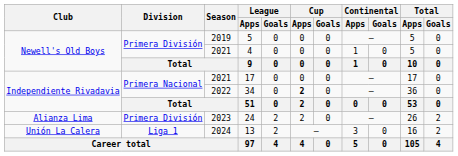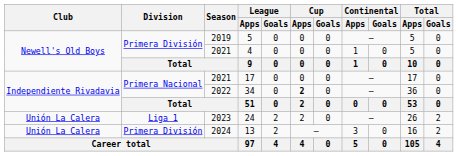(63, 118) Alianza Lima -> (63, 118) Unión La Calera
(163, 118) Primera División -> (163, 118) Liga 1
(163, 131) Liga 1 -> (163, 131) Primera División
